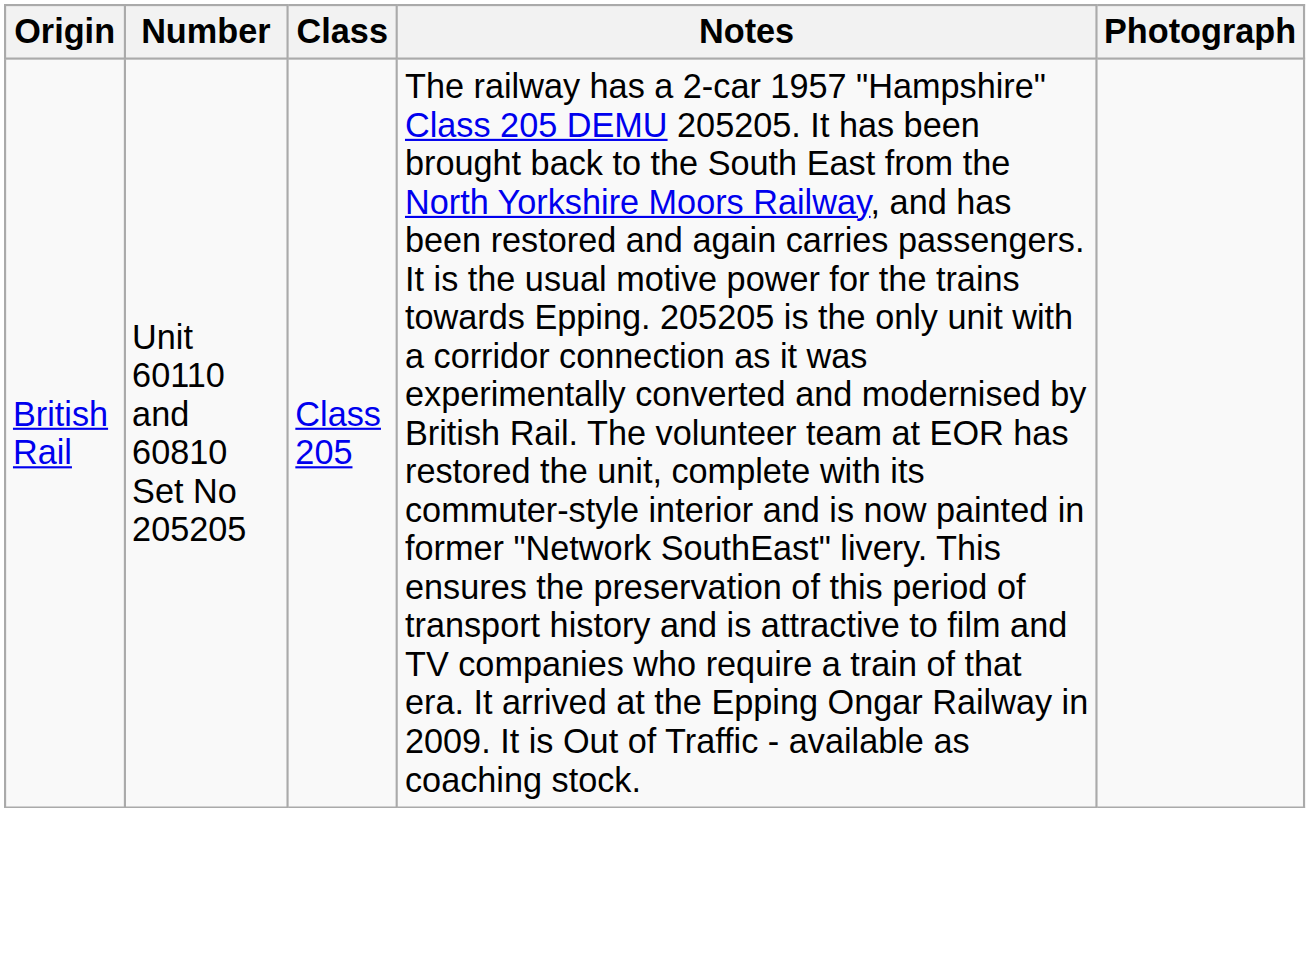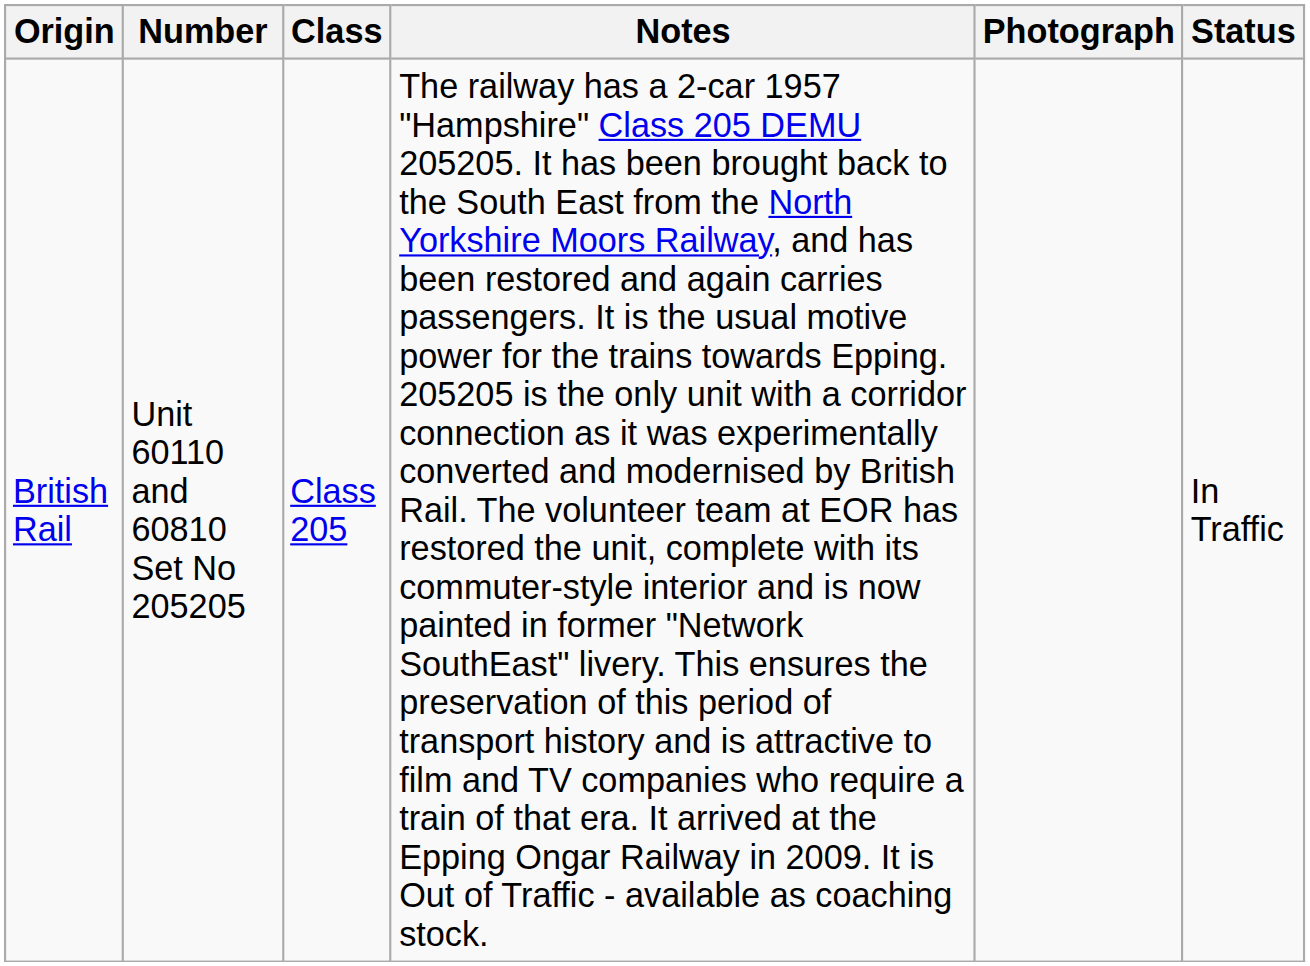+ column: (1243, 31)
